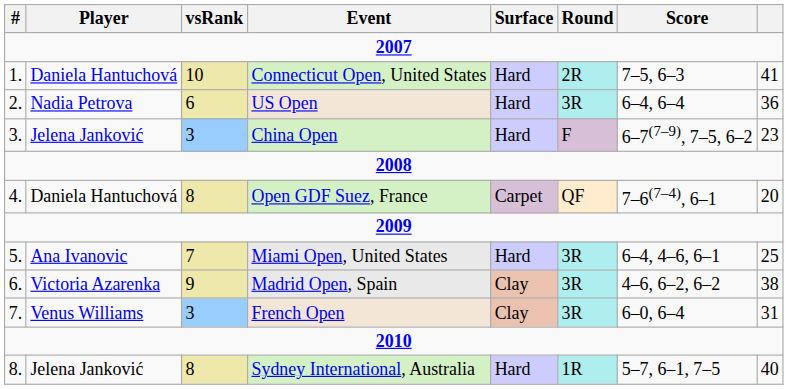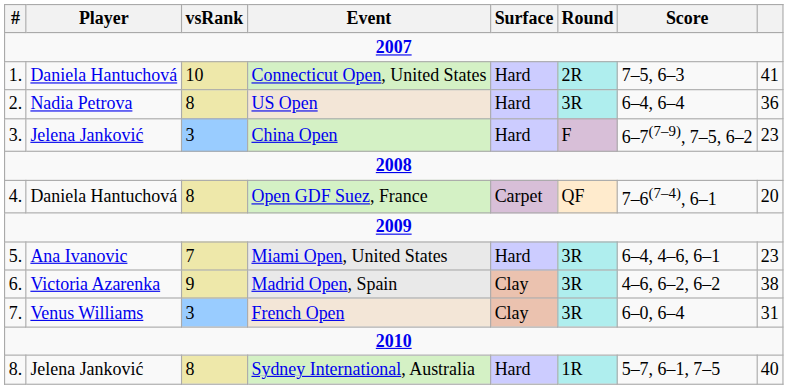(190, 103) 6 -> (190, 103) 8
(770, 255) 25 -> (770, 255) 23
